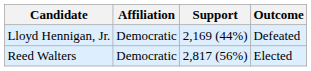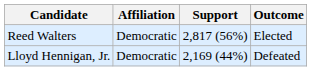rows swapped: (42, 55) <-> (59, 35)
